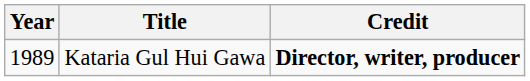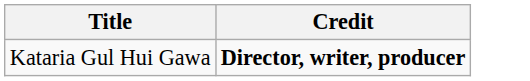- column: (32, 22)
